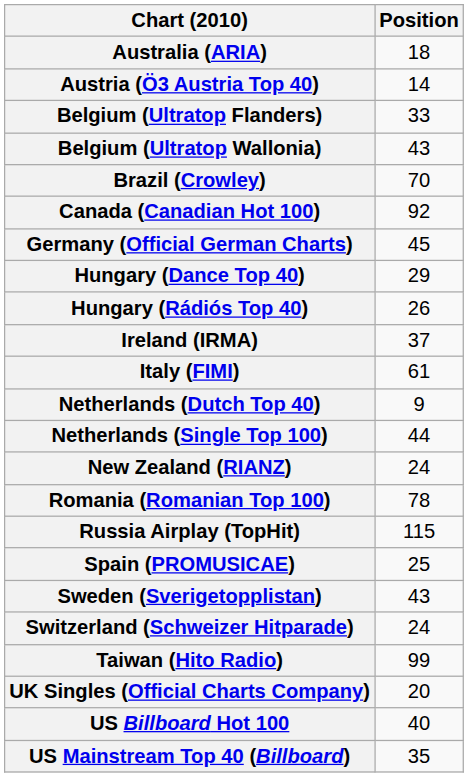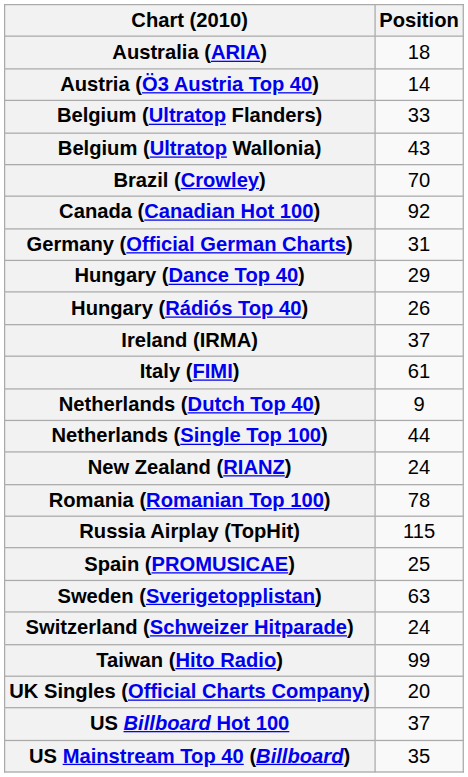(419, 244) 45 -> (419, 244) 31
(419, 595) 43 -> (419, 595) 63
(419, 723) 40 -> (419, 723) 37
